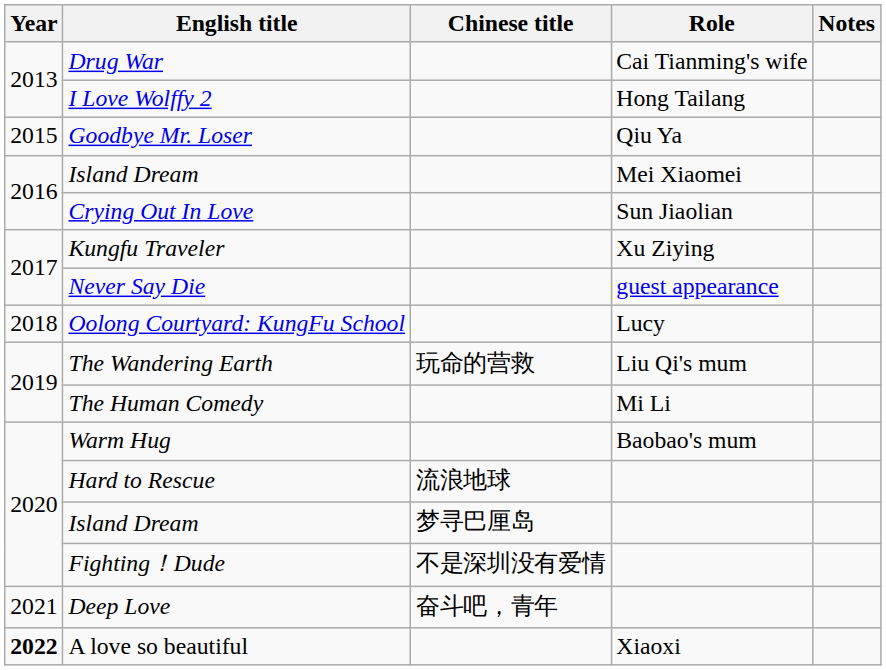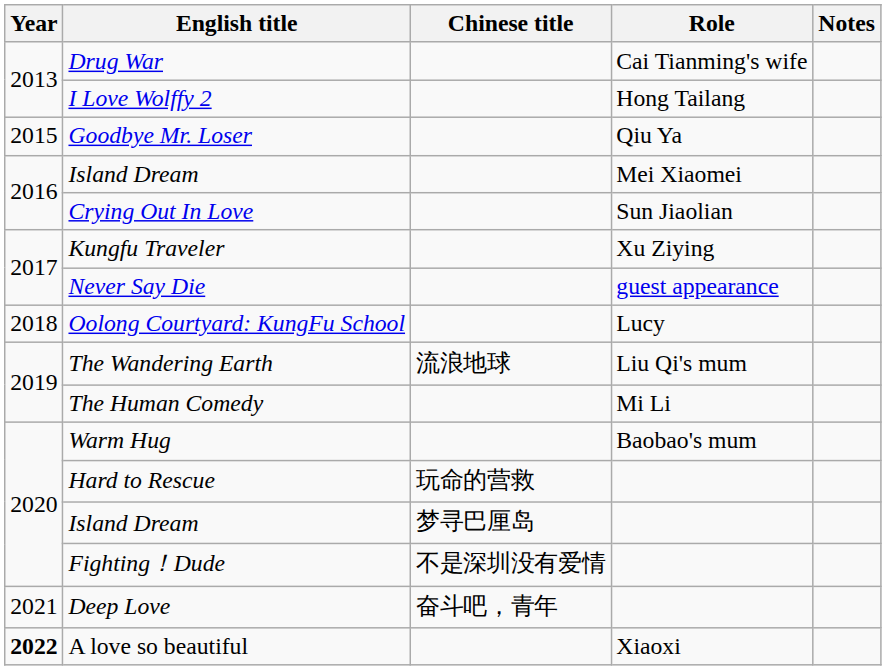(475, 362) 玩命的营救 -> (463, 362) 流浪地球
(463, 479) 流浪地球 -> (475, 479) 玩命的营救
